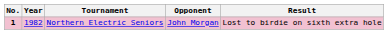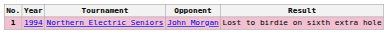(33, 23) 1982 -> (33, 23) 1994
